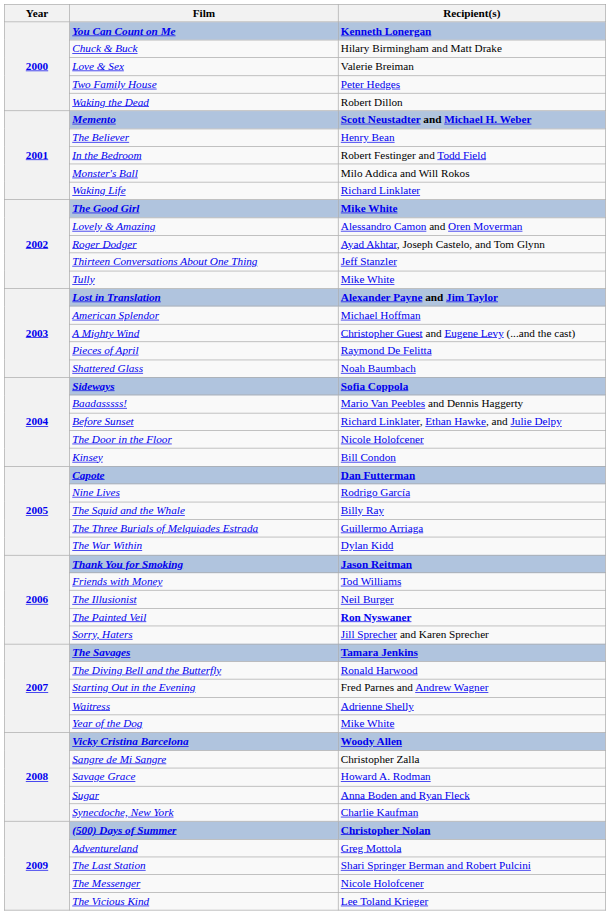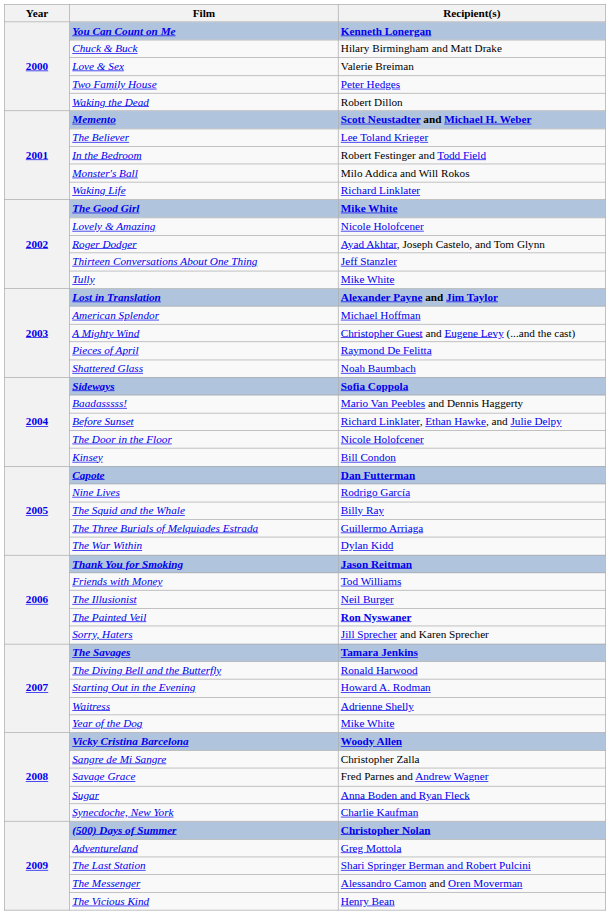(368, 137) Henry Bean -> (384, 137) Lee Toland Krieger
(432, 226) Alessandro Camon and Oren Moverman -> (382, 226) Nicole Holofcener
(415, 688) Fred Parnes and Andrew Wagner -> (386, 688) Howard A. Rodman
(386, 777) Howard A. Rodman -> (415, 777) Fred Parnes and Andrew Wagner
(382, 883) Nicole Holofcener -> (432, 883) Alessandro Camon and Oren Moverman
(384, 901) Lee Toland Krieger -> (368, 901) Henry Bean
